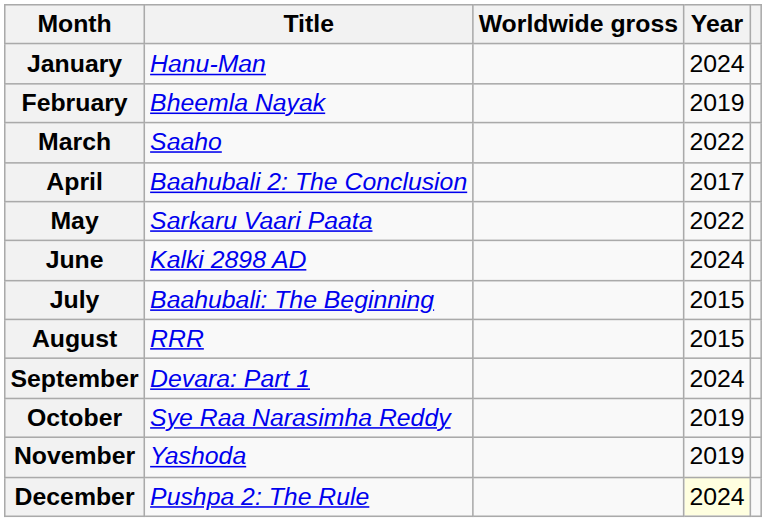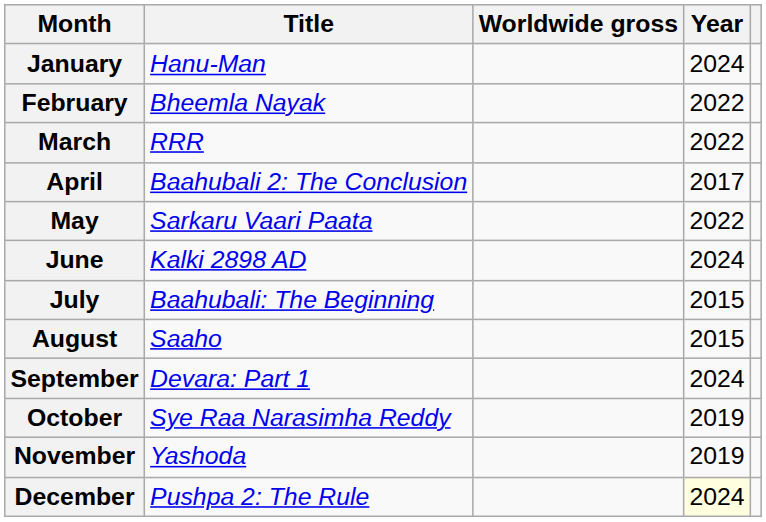(717, 102) 2019 -> (717, 102) 2022
(186, 142) Saaho -> (177, 142) RRR
(177, 338) RRR -> (186, 338) Saaho
